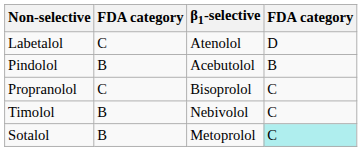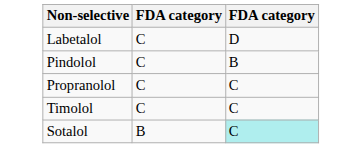- column: (225, 17)
(102, 66) B -> (141, 62) C
(102, 112) B -> (141, 108) C
